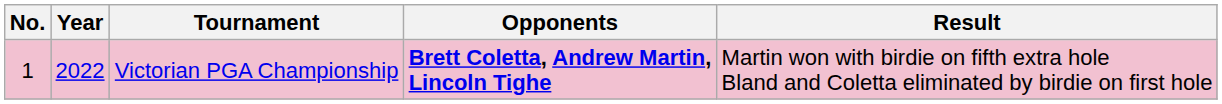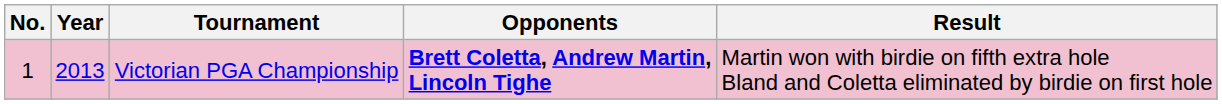(80, 70) 2022 -> (80, 70) 2013
